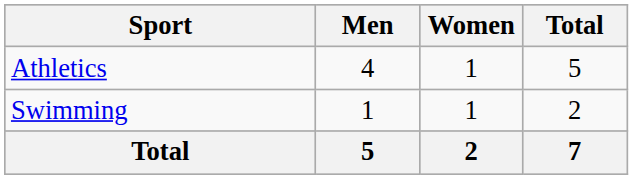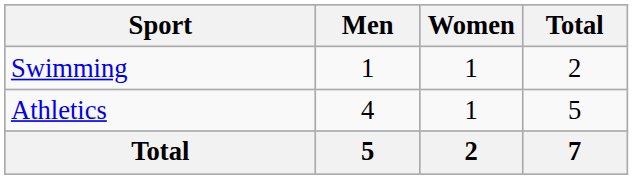rows swapped: (59, 67) <-> (69, 109)
